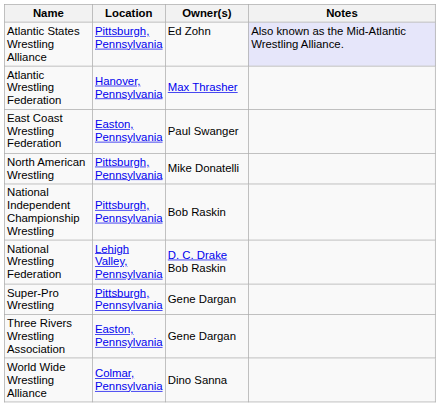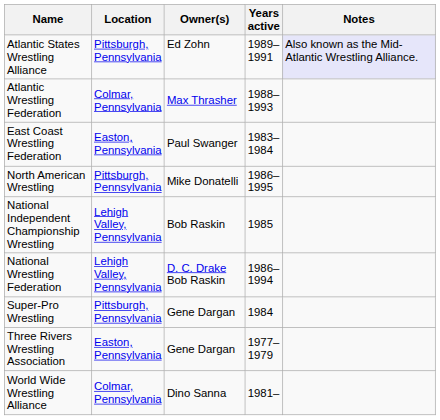+ column: (264, 19)
(129, 87) Hanover, Pennsylvania -> (128, 100) Colmar, Pennsylvania
(129, 212) Pittsburgh, Pennsylvania -> (128, 224) Lehigh Valley, Pennsylvania
